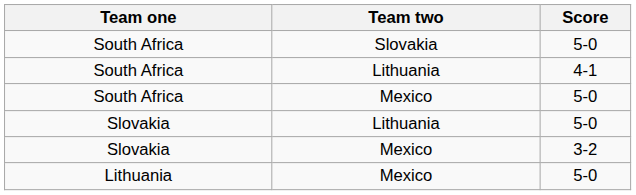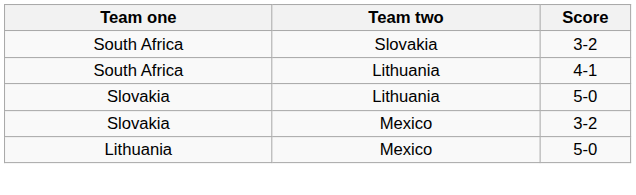(585, 44) 5-0 -> (585, 44) 3-2
- row: (138, 96)
